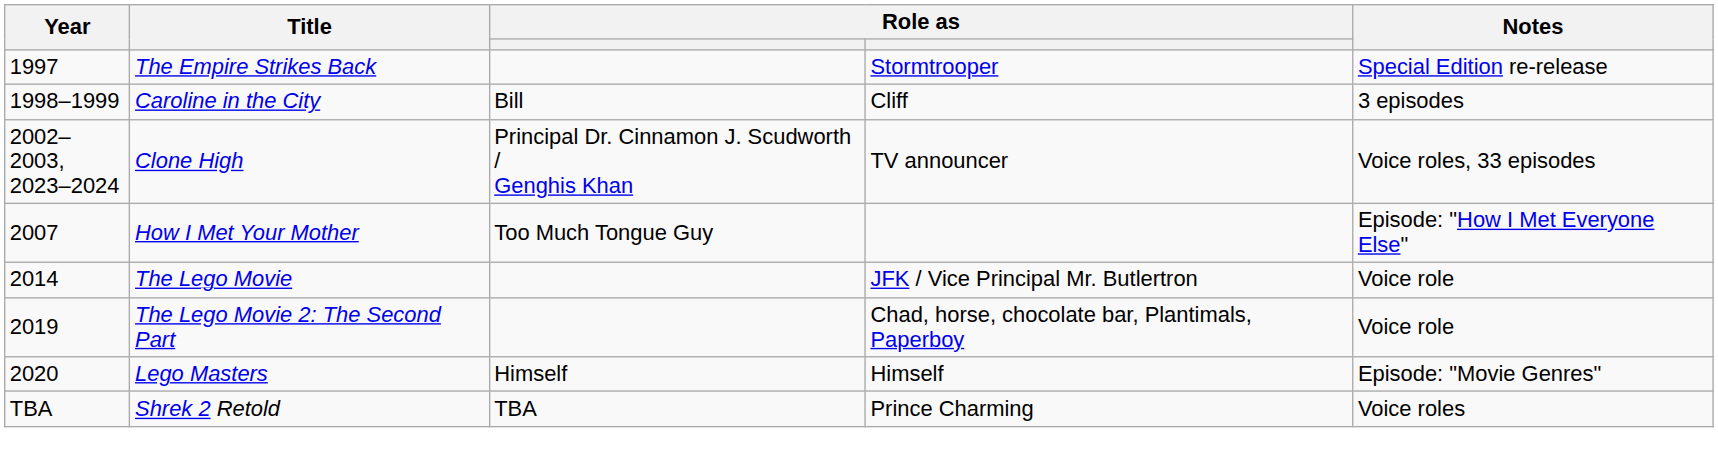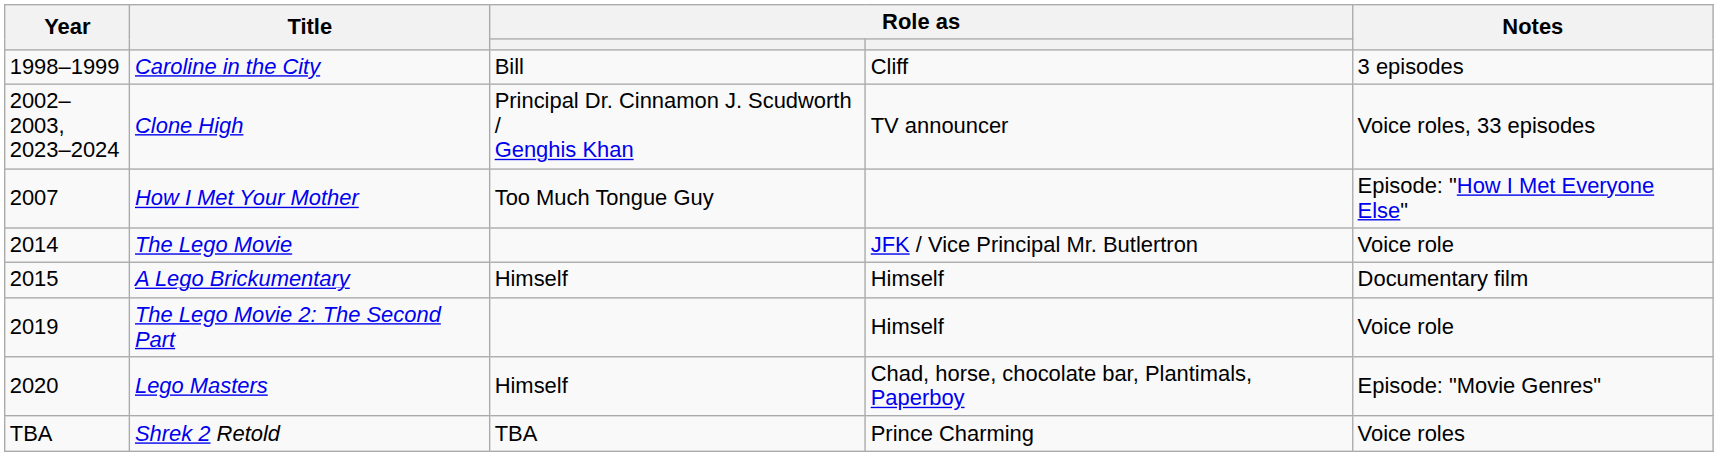- row: (256, 66)
+ row: (242, 279)
(1061, 326) Chad, horse, chocolate bar, Plantimals, Paperboy -> (907, 326) Himself
(907, 373) Himself -> (1061, 386) Chad, horse, chocolate bar, Plantimals, Paperboy
